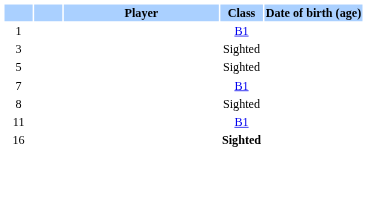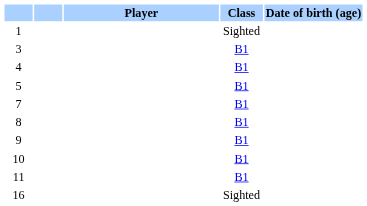(242, 31) B1 -> (242, 31) Sighted
(242, 49) Sighted -> (242, 49) B1
+ row: (19, 67)
(242, 67) Sighted -> (242, 85) B1
(242, 104) Sighted -> (242, 122) B1
+ row: (19, 140)
+ row: (19, 158)
(242, 140) bold -> (242, 195) normal
